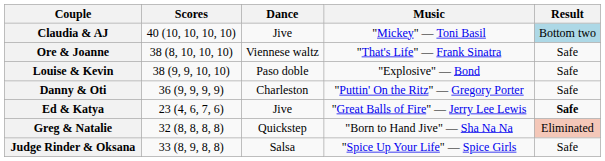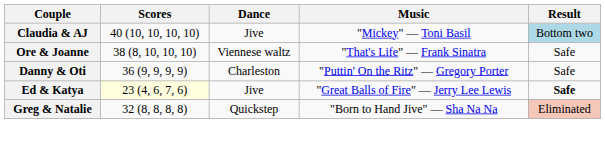- row: (73, 71)
(191, 109) no background -> (155, 90) lightyellow background
- row: (73, 147)
